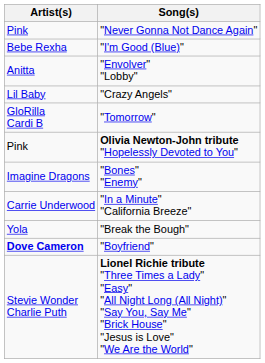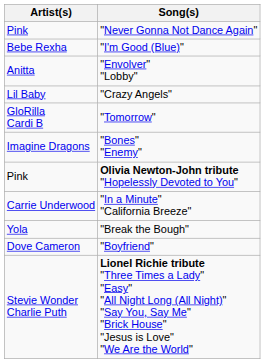rows swapped: (121, 176) <-> (169, 147)
(45, 246) bold -> (43, 246) normal
